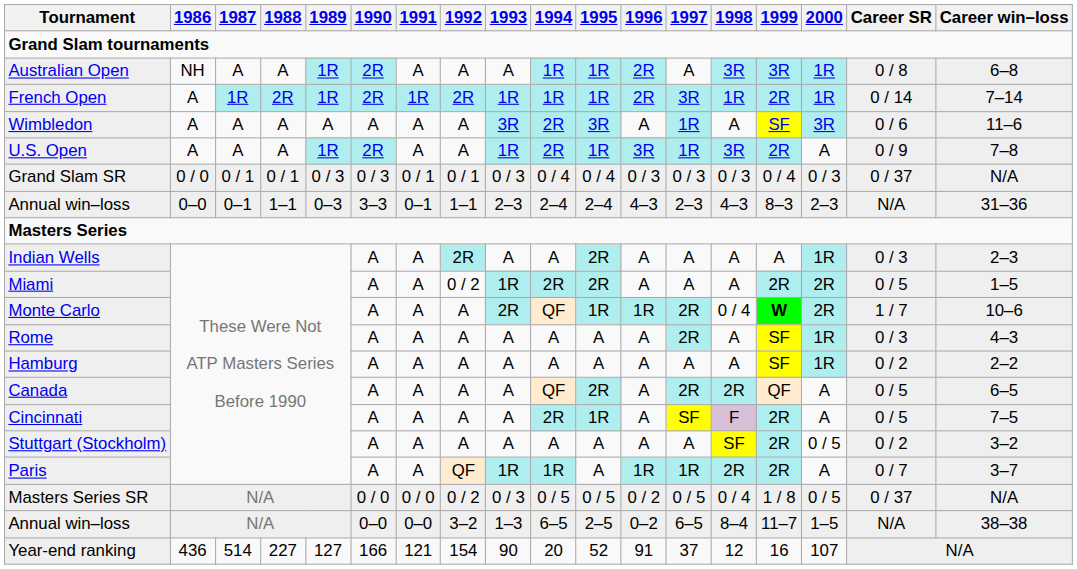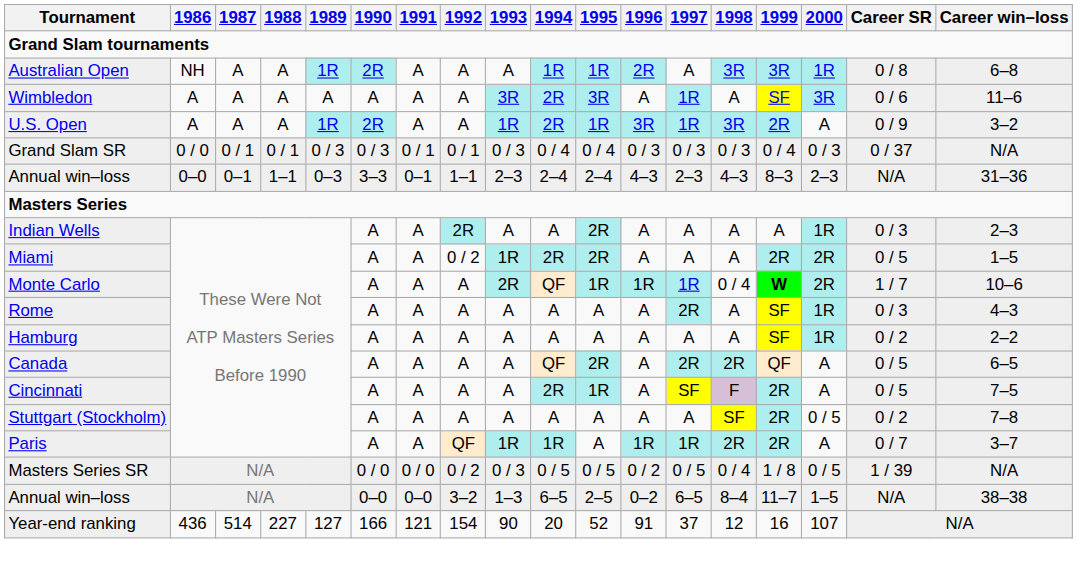- row: (57, 97)
(1004, 151) 7–8 -> (1004, 124) 3–2
(689, 310) 2R -> (689, 284) 1R
(1004, 444) 3–2 -> (1004, 417) 7–8
(891, 497) 0 / 37 -> (891, 470) 1 / 39
